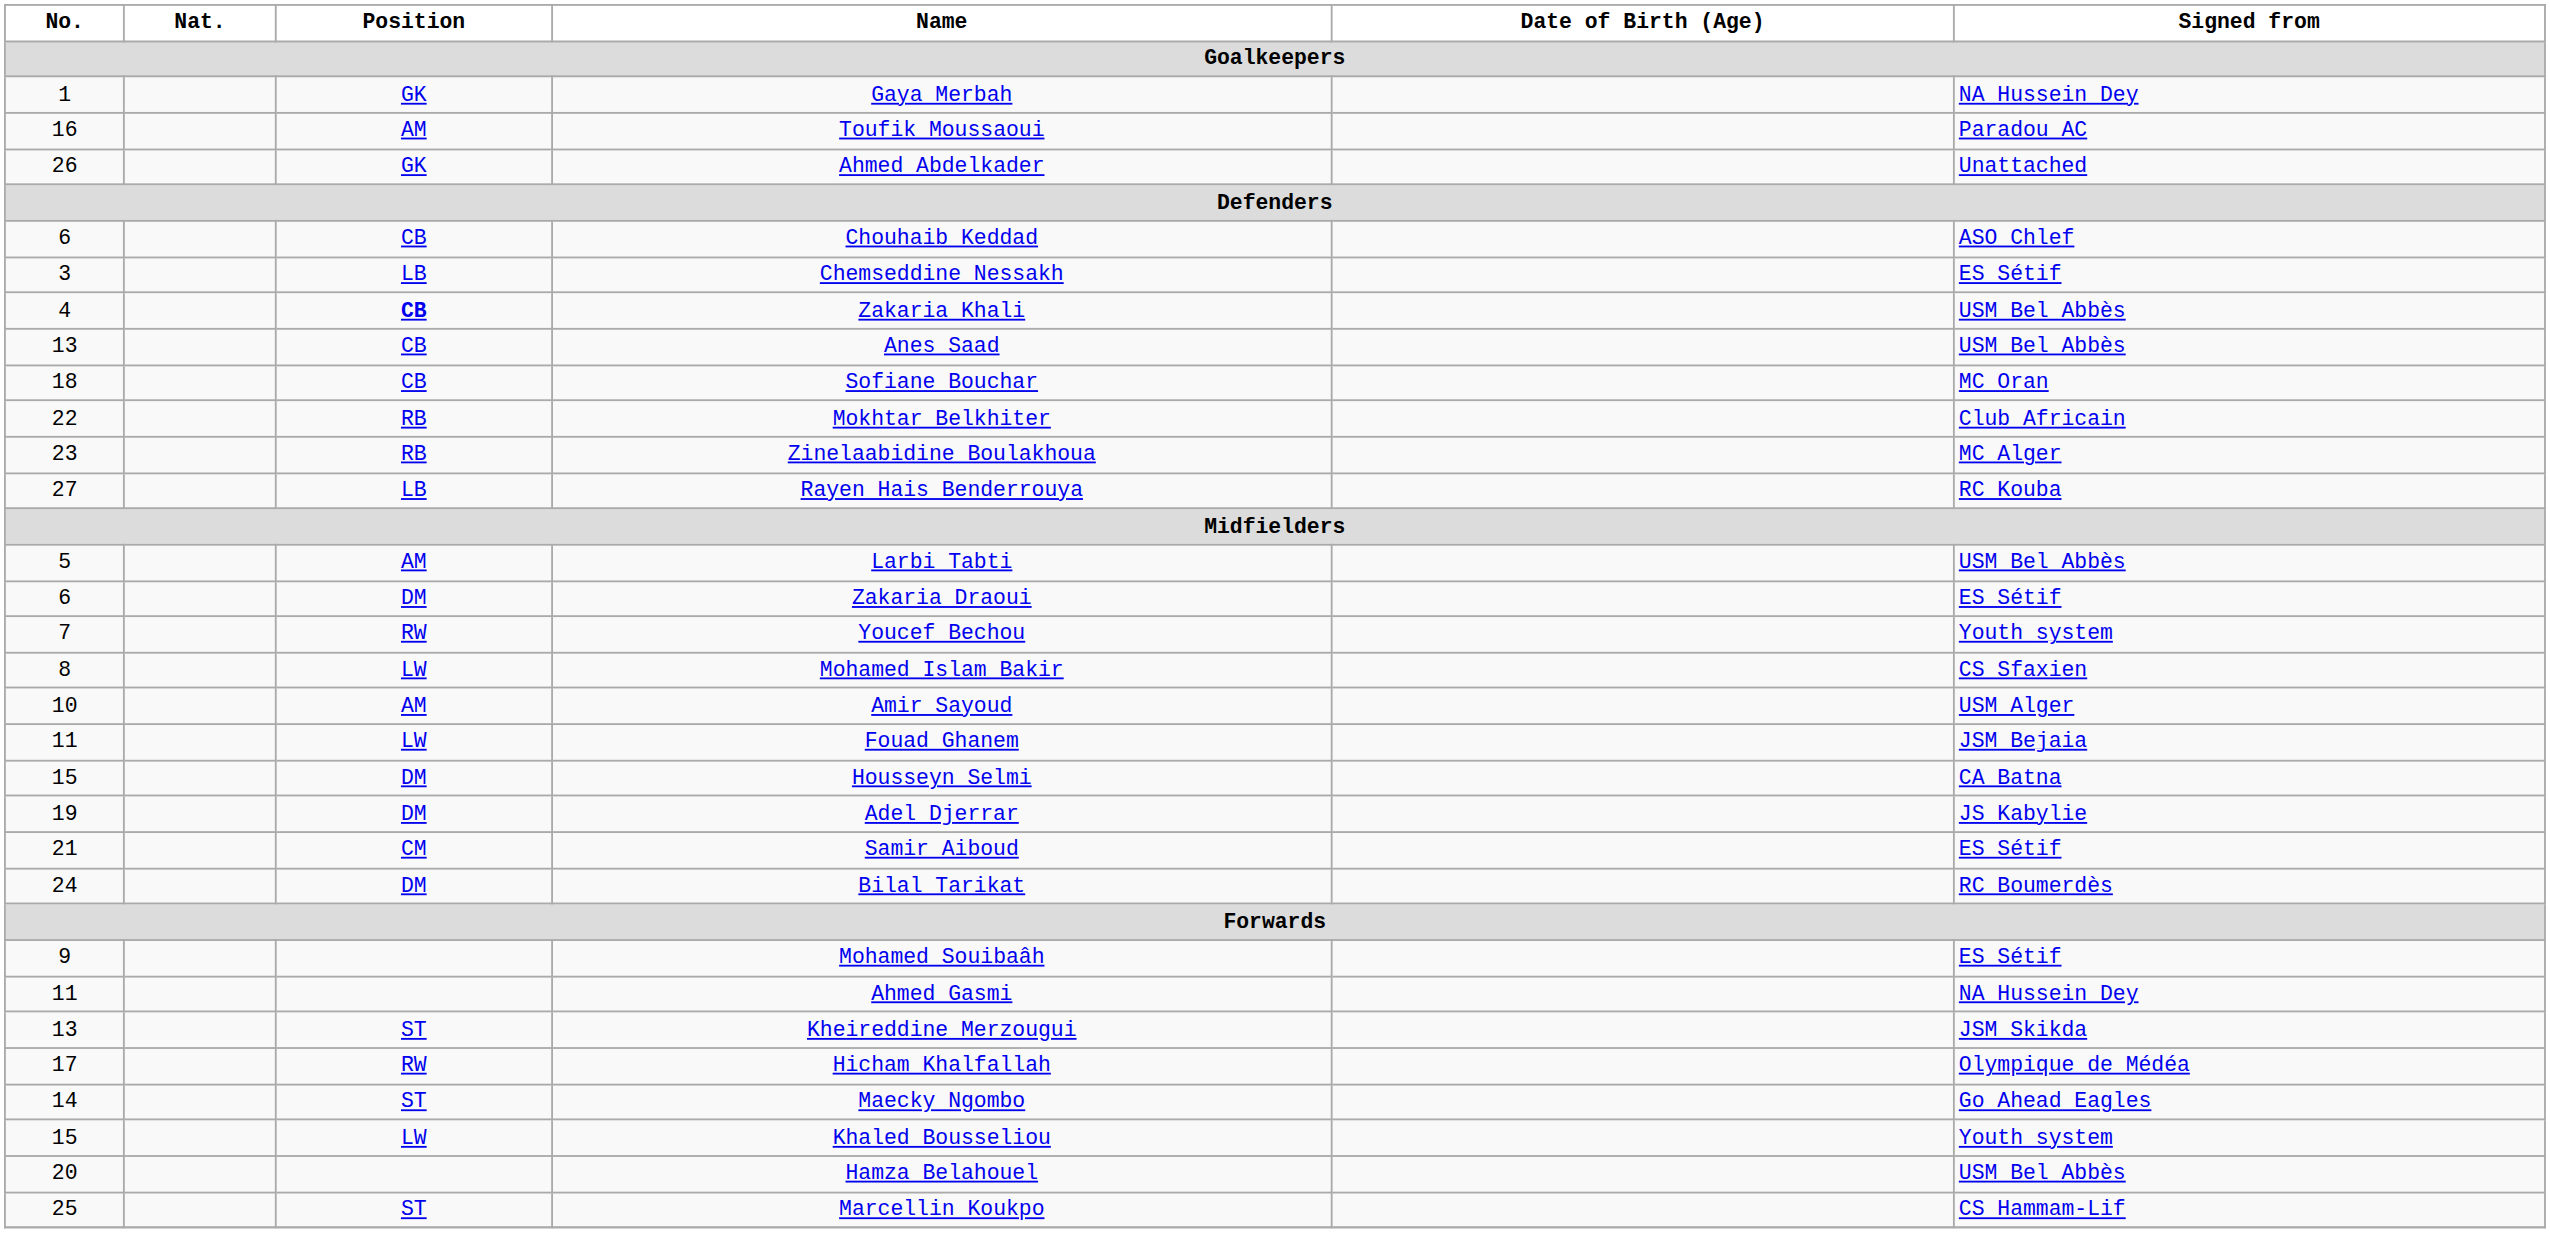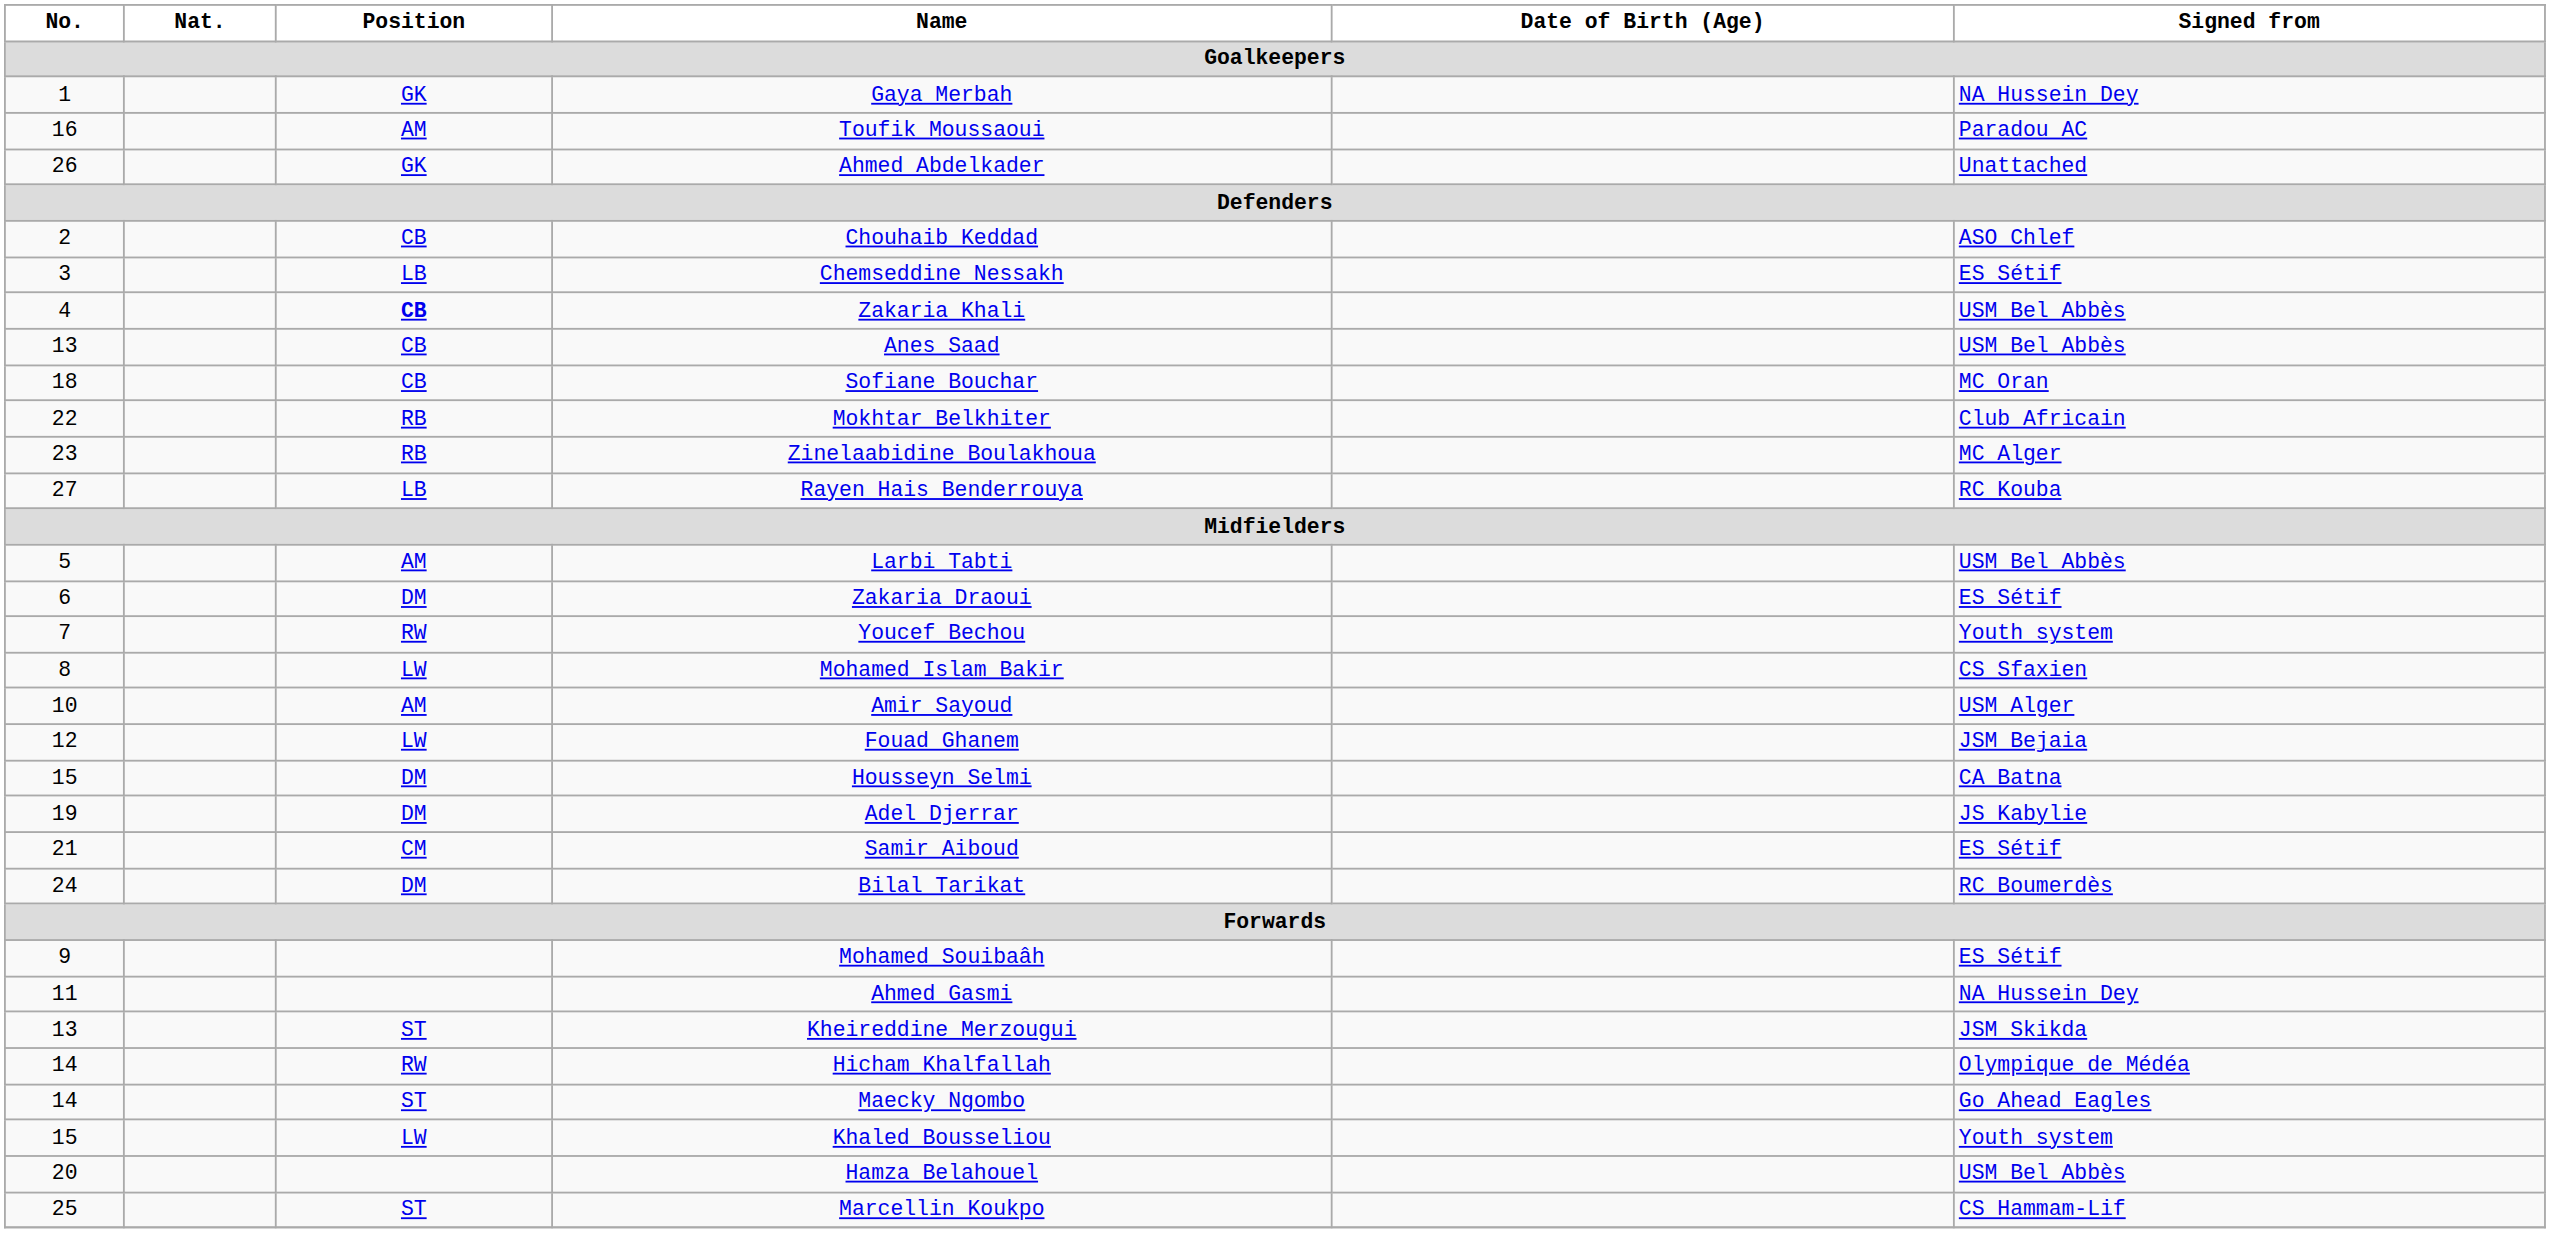(65, 238) 6 -> (65, 238) 2
(65, 742) 11 -> (65, 742) 12
(65, 1066) 17 -> (65, 1066) 14
